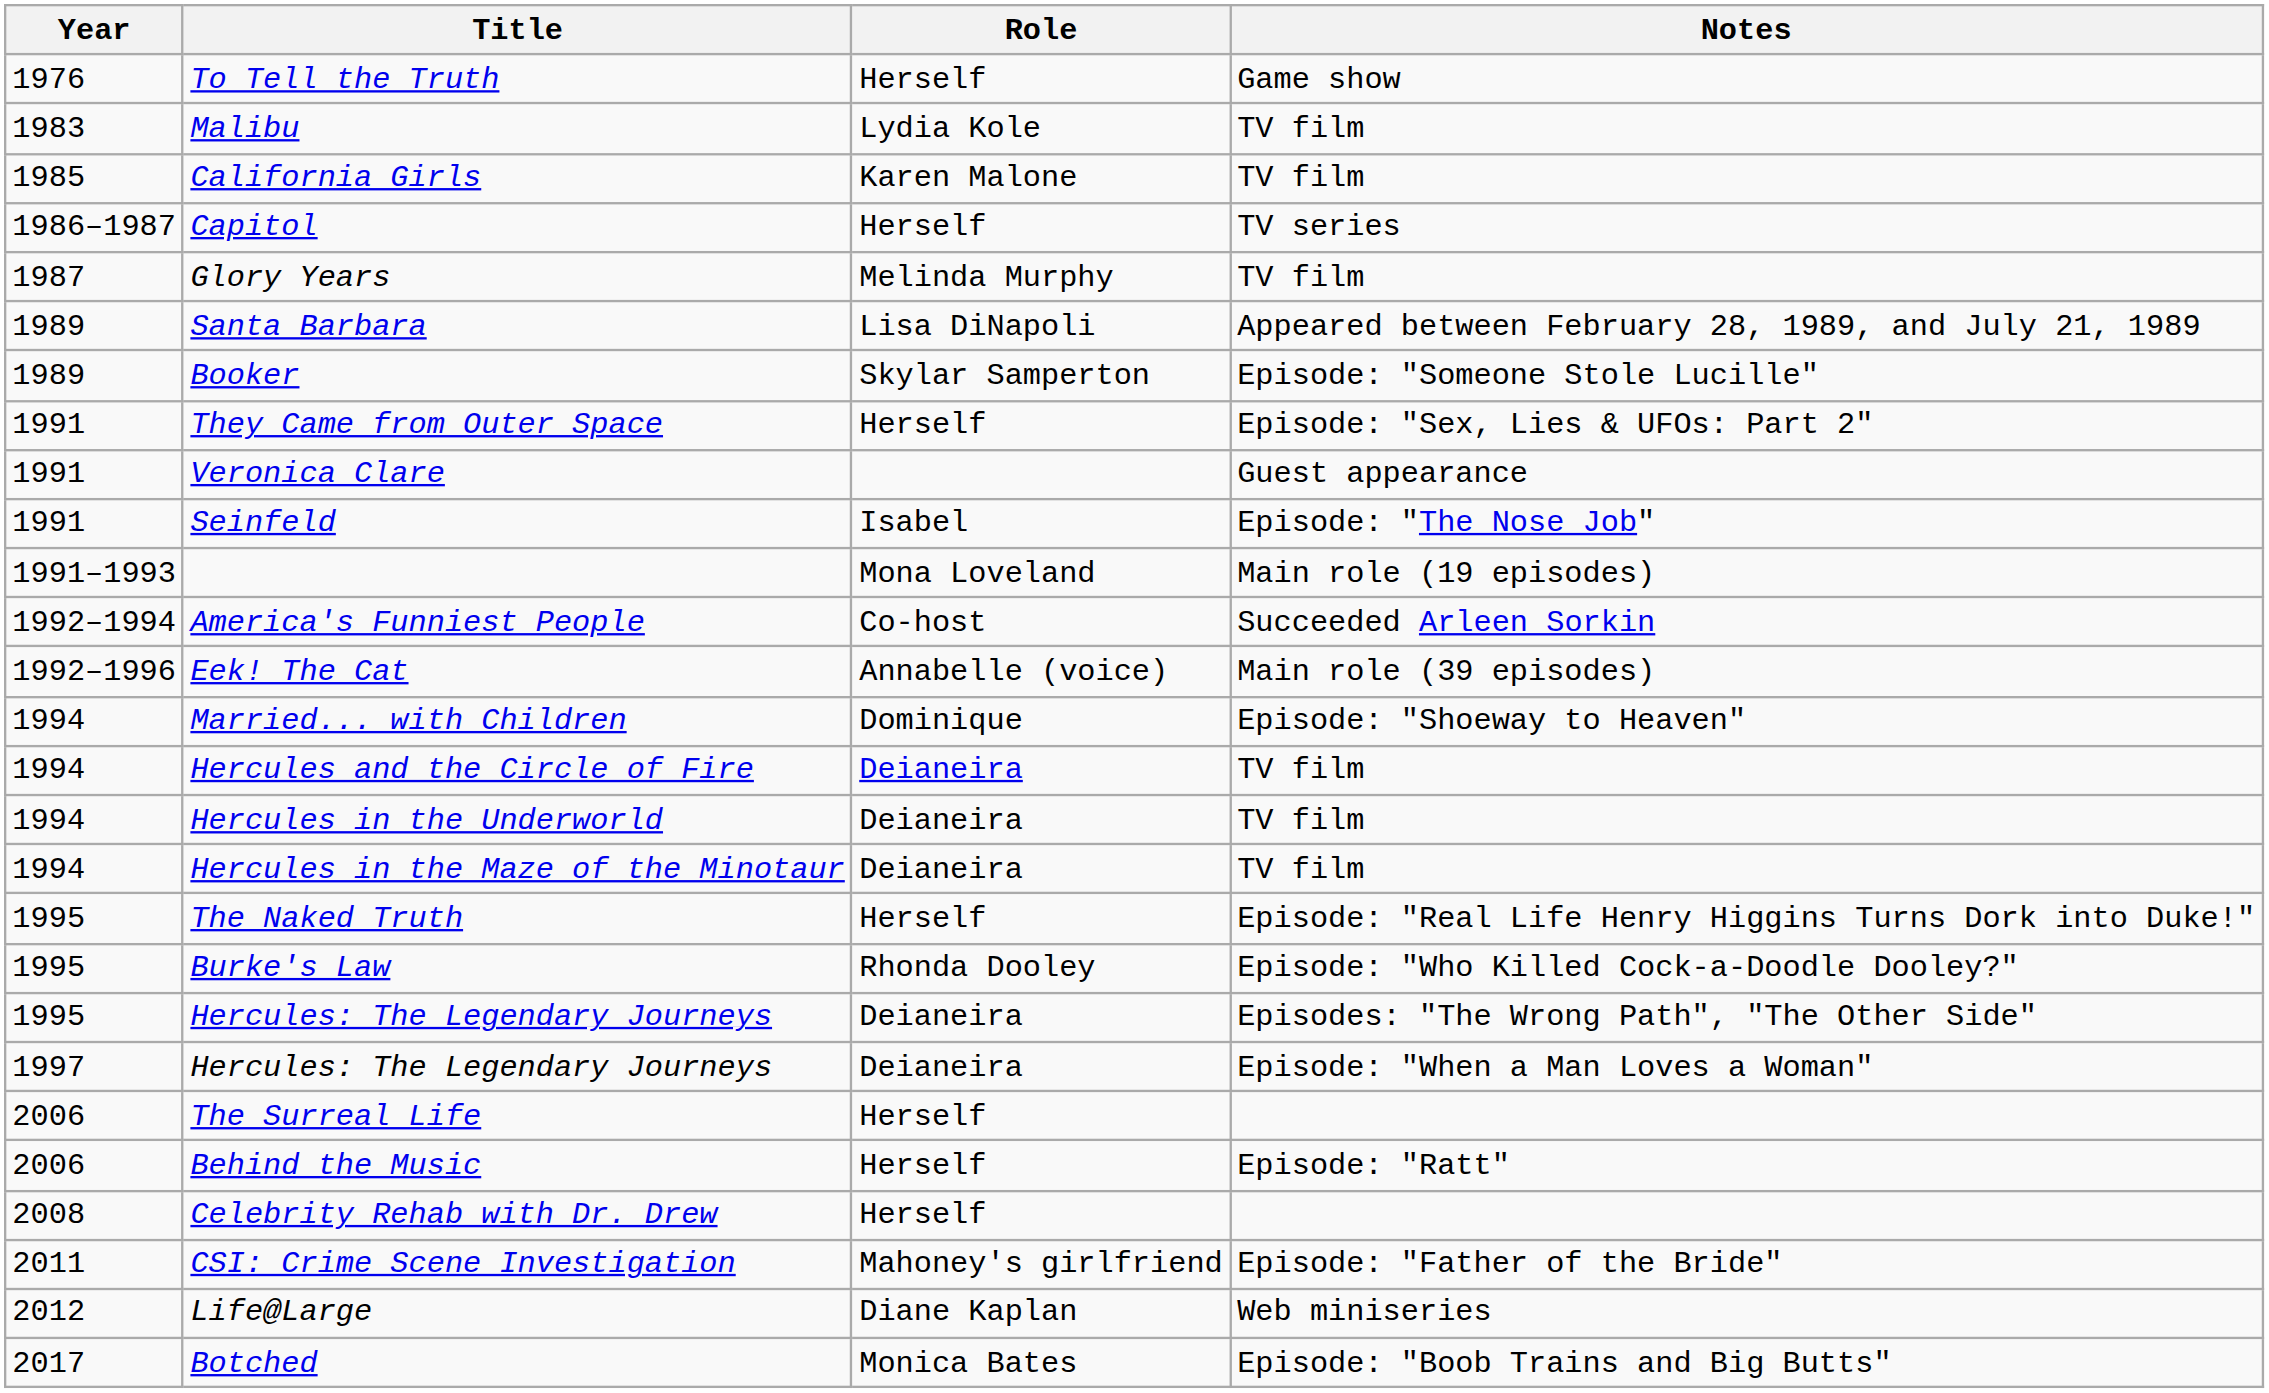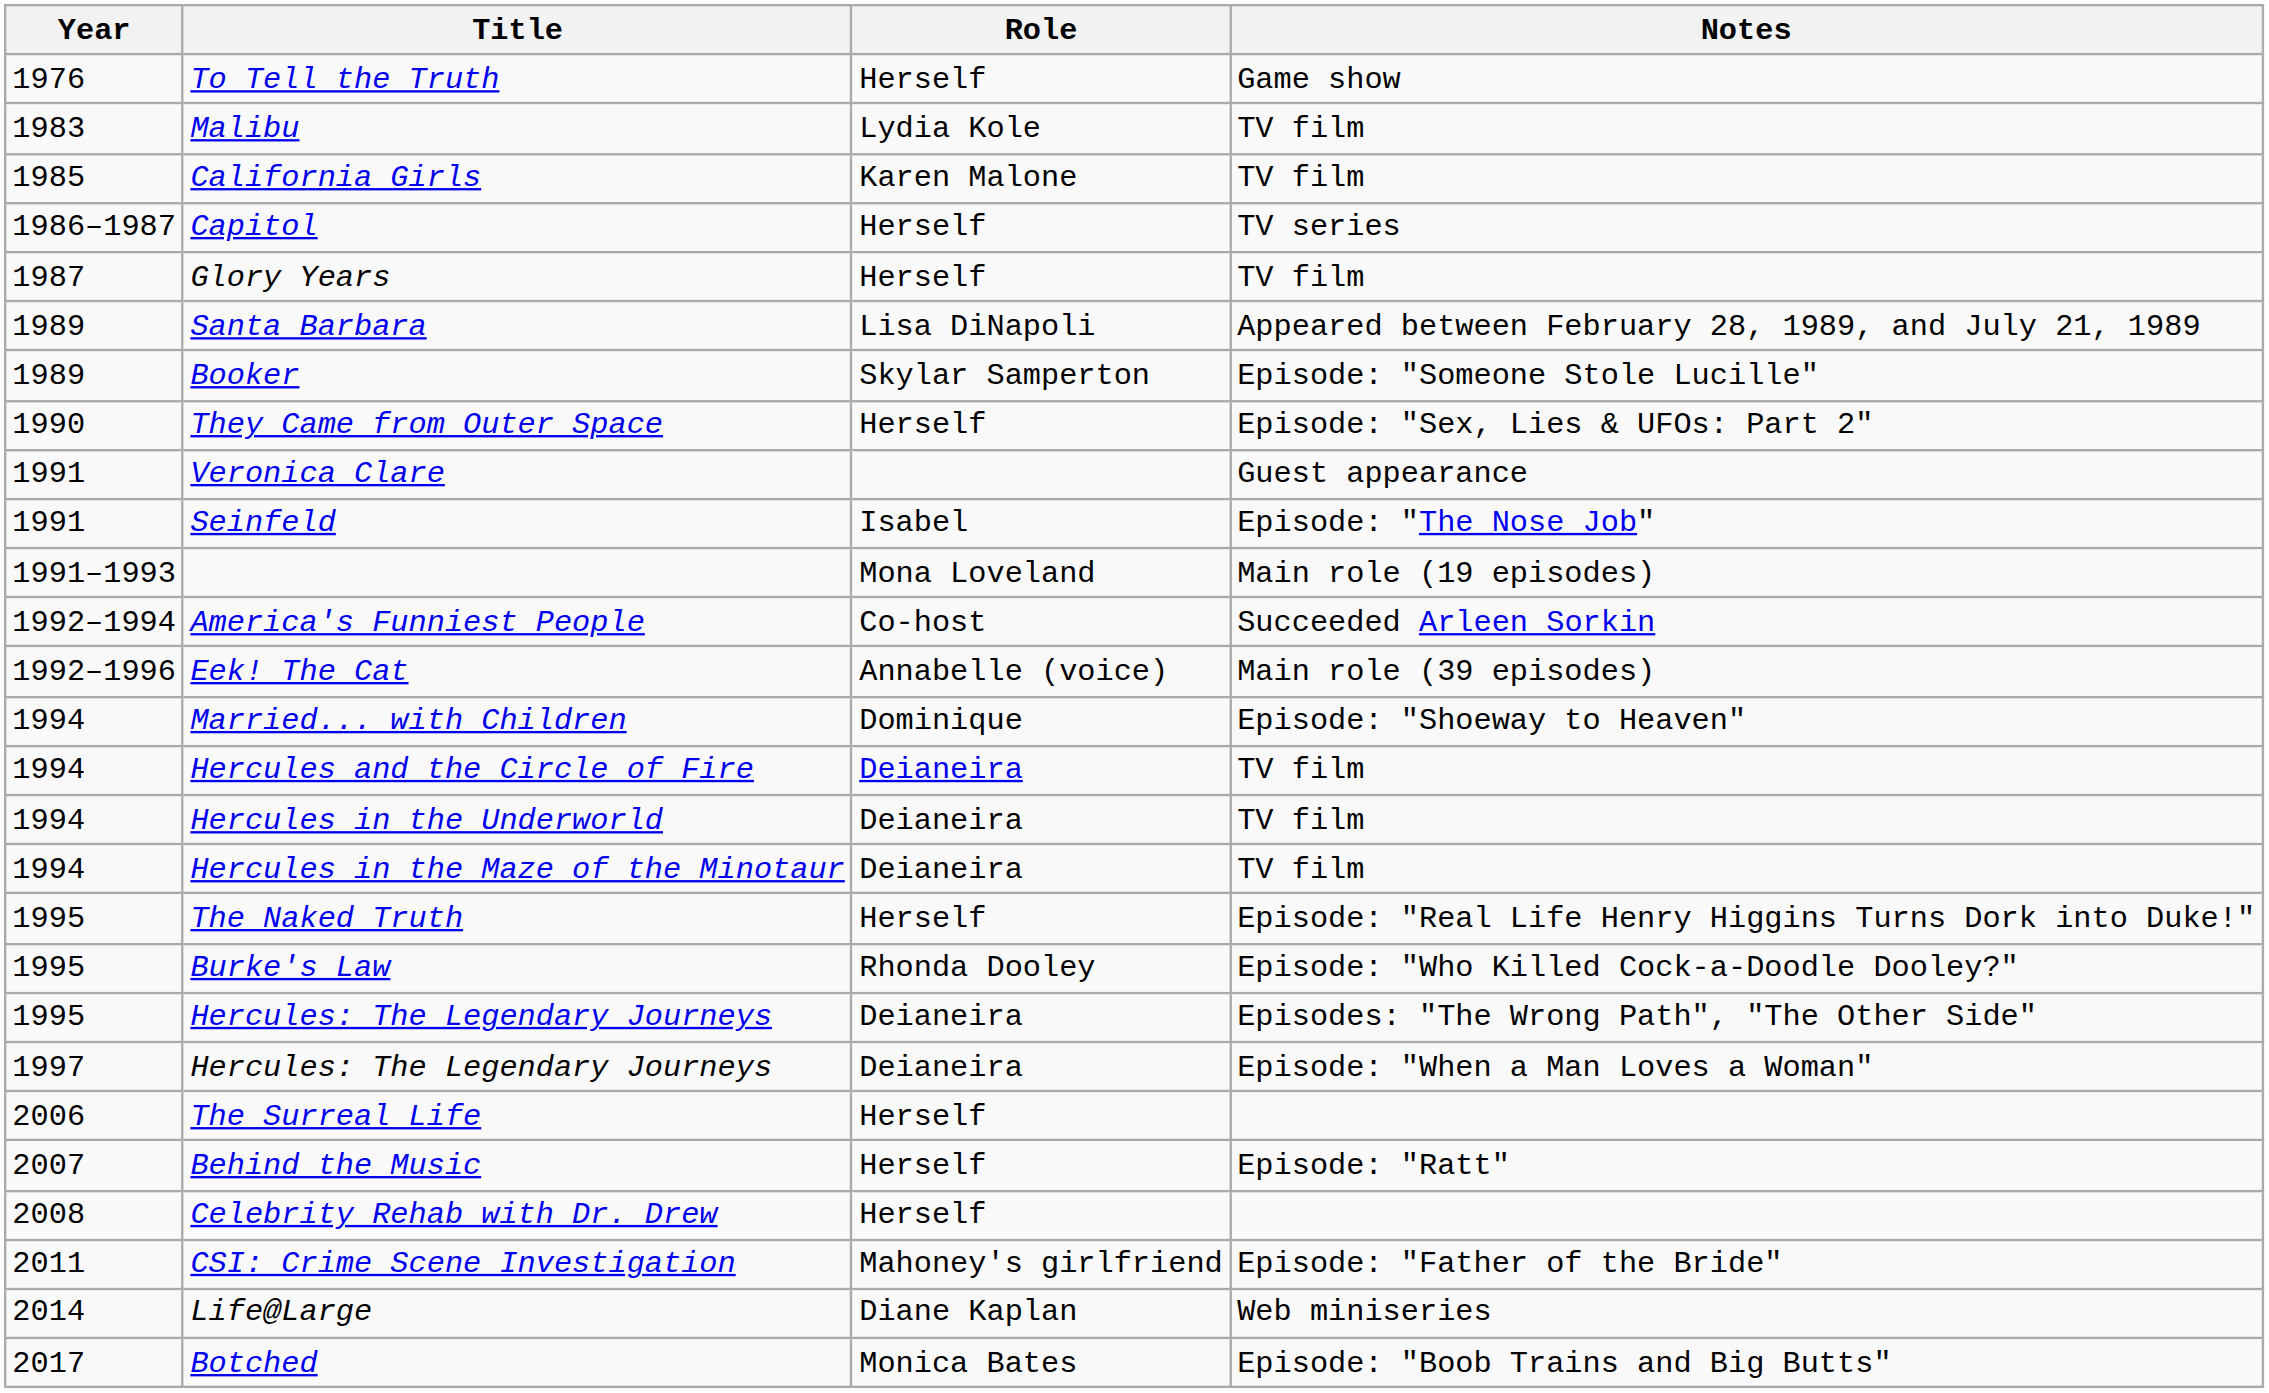(986, 277) Melinda Murphy -> (923, 277) Herself
(49, 425) 1991 -> (49, 425) 1990
(49, 1165) 2006 -> (49, 1165) 2007
(49, 1313) 2012 -> (49, 1313) 2014
